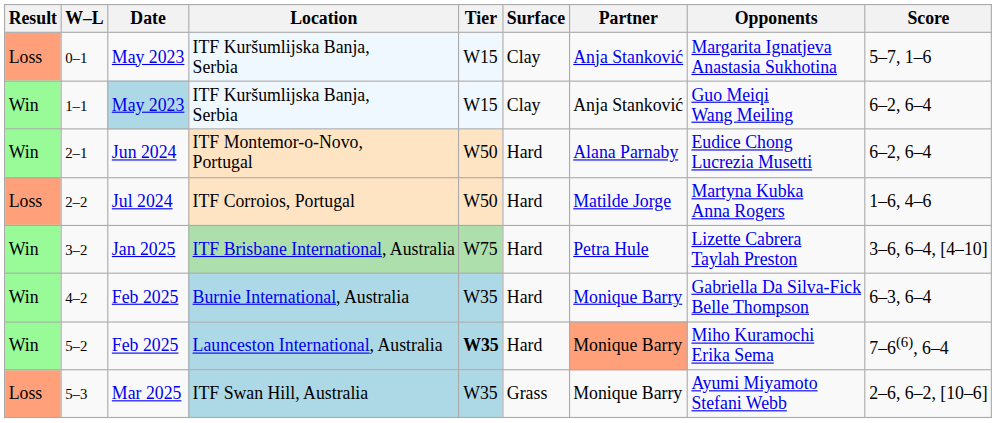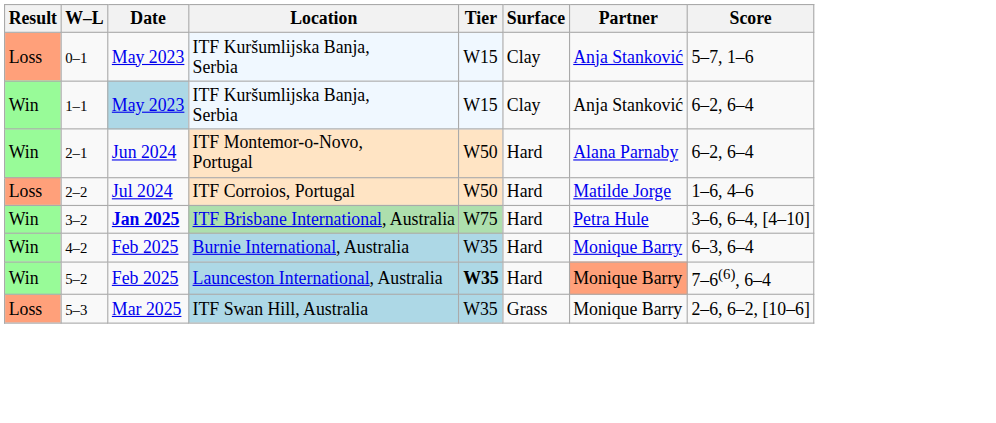- column: (776, 18)
(144, 249) normal -> (146, 219) bold
